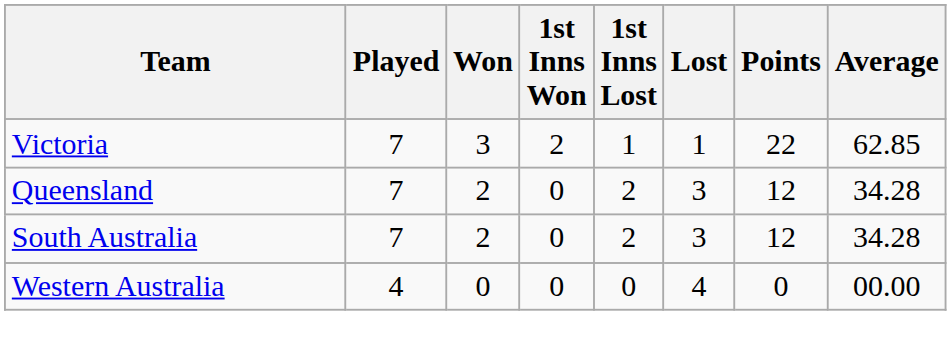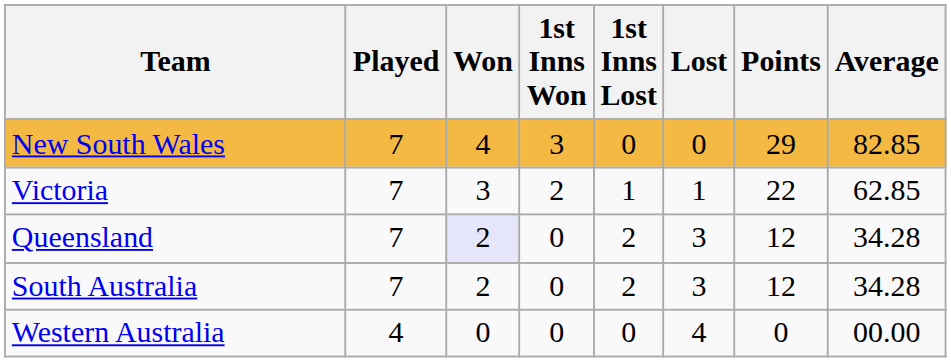+ row: (118, 142)
(483, 190) no background -> (483, 237) lavender background
